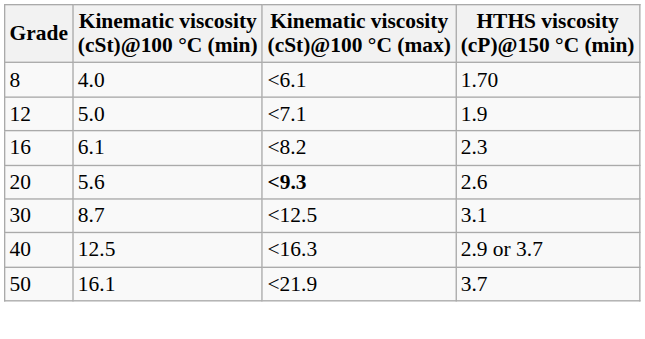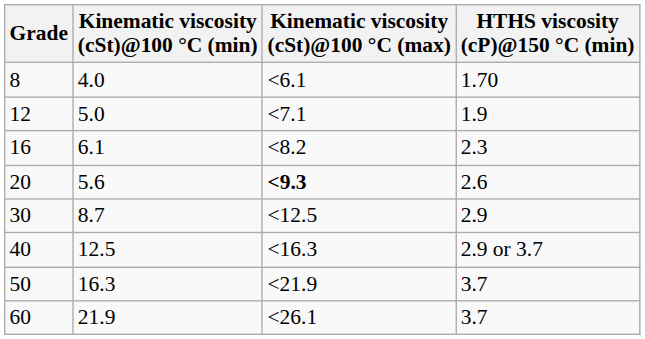(474, 215) 3.1 -> (474, 215) 2.9
(97, 283) 16.1 -> (97, 283) 16.3
+ row: (20, 317)
